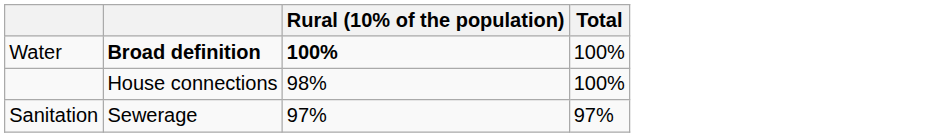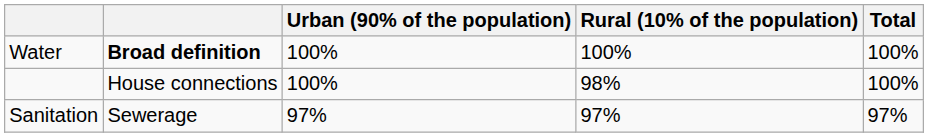+ column: (429, 20)
(312, 52) bold -> (606, 52) normal
